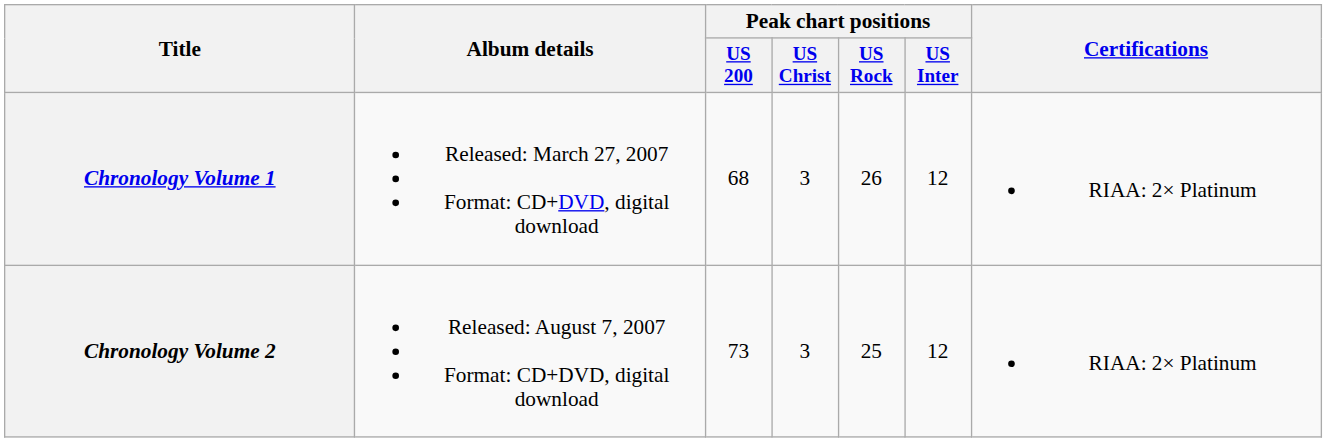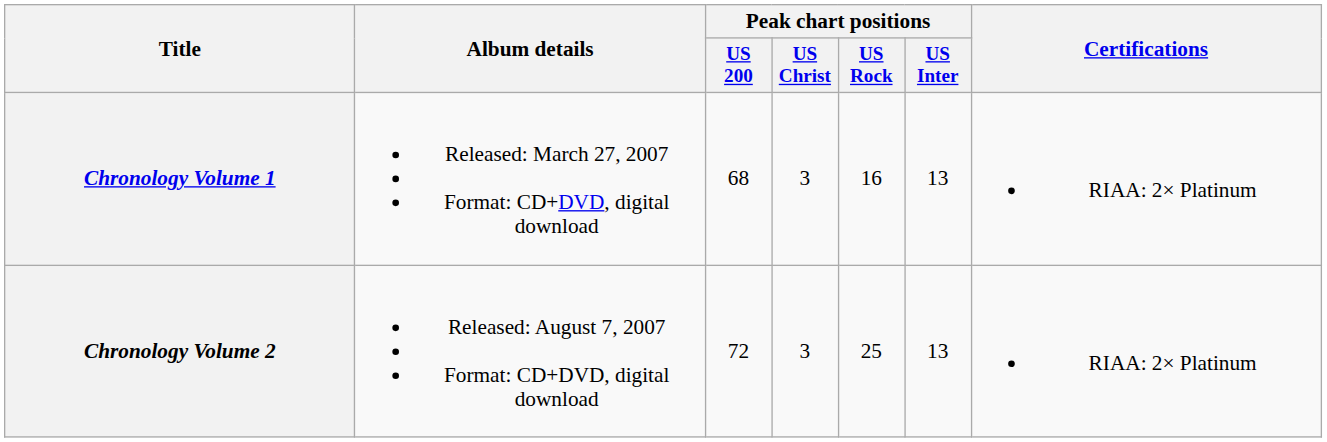(871, 178) 26 -> (871, 178) 16
(938, 178) 12 -> (938, 178) 13
(738, 350) 73 -> (738, 350) 72
(938, 350) 12 -> (938, 350) 13
